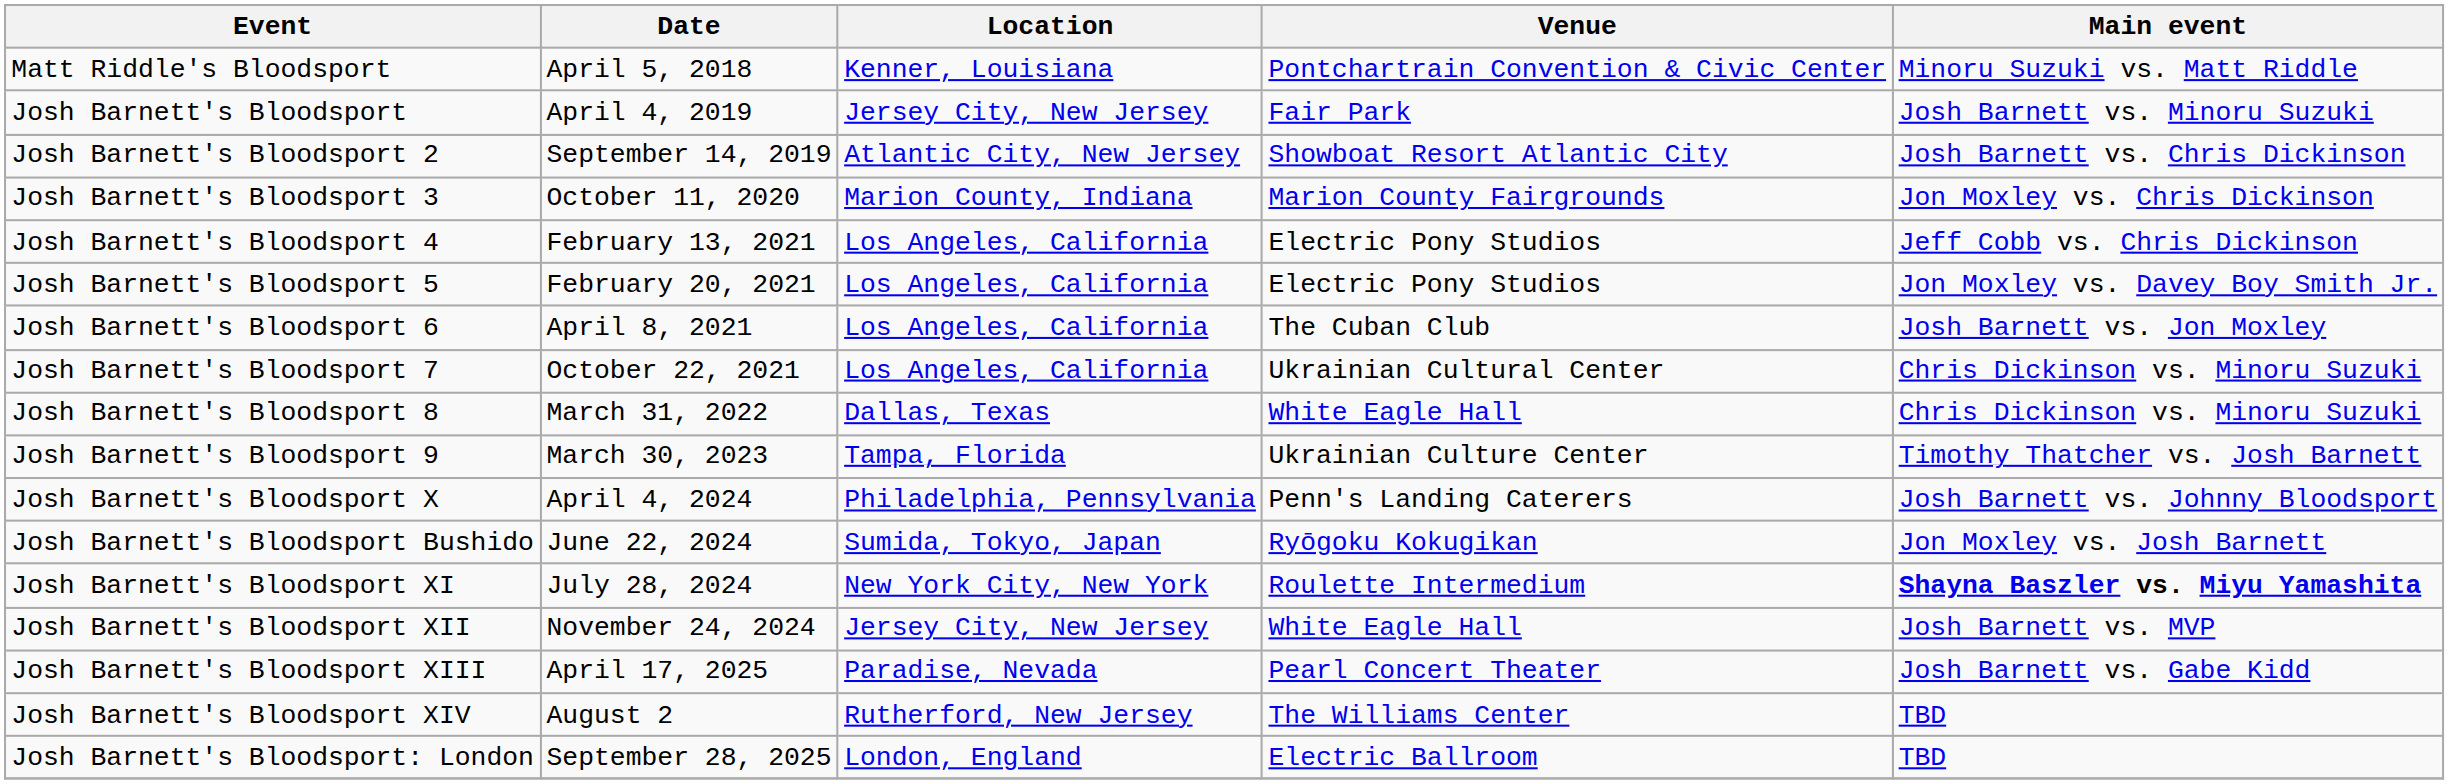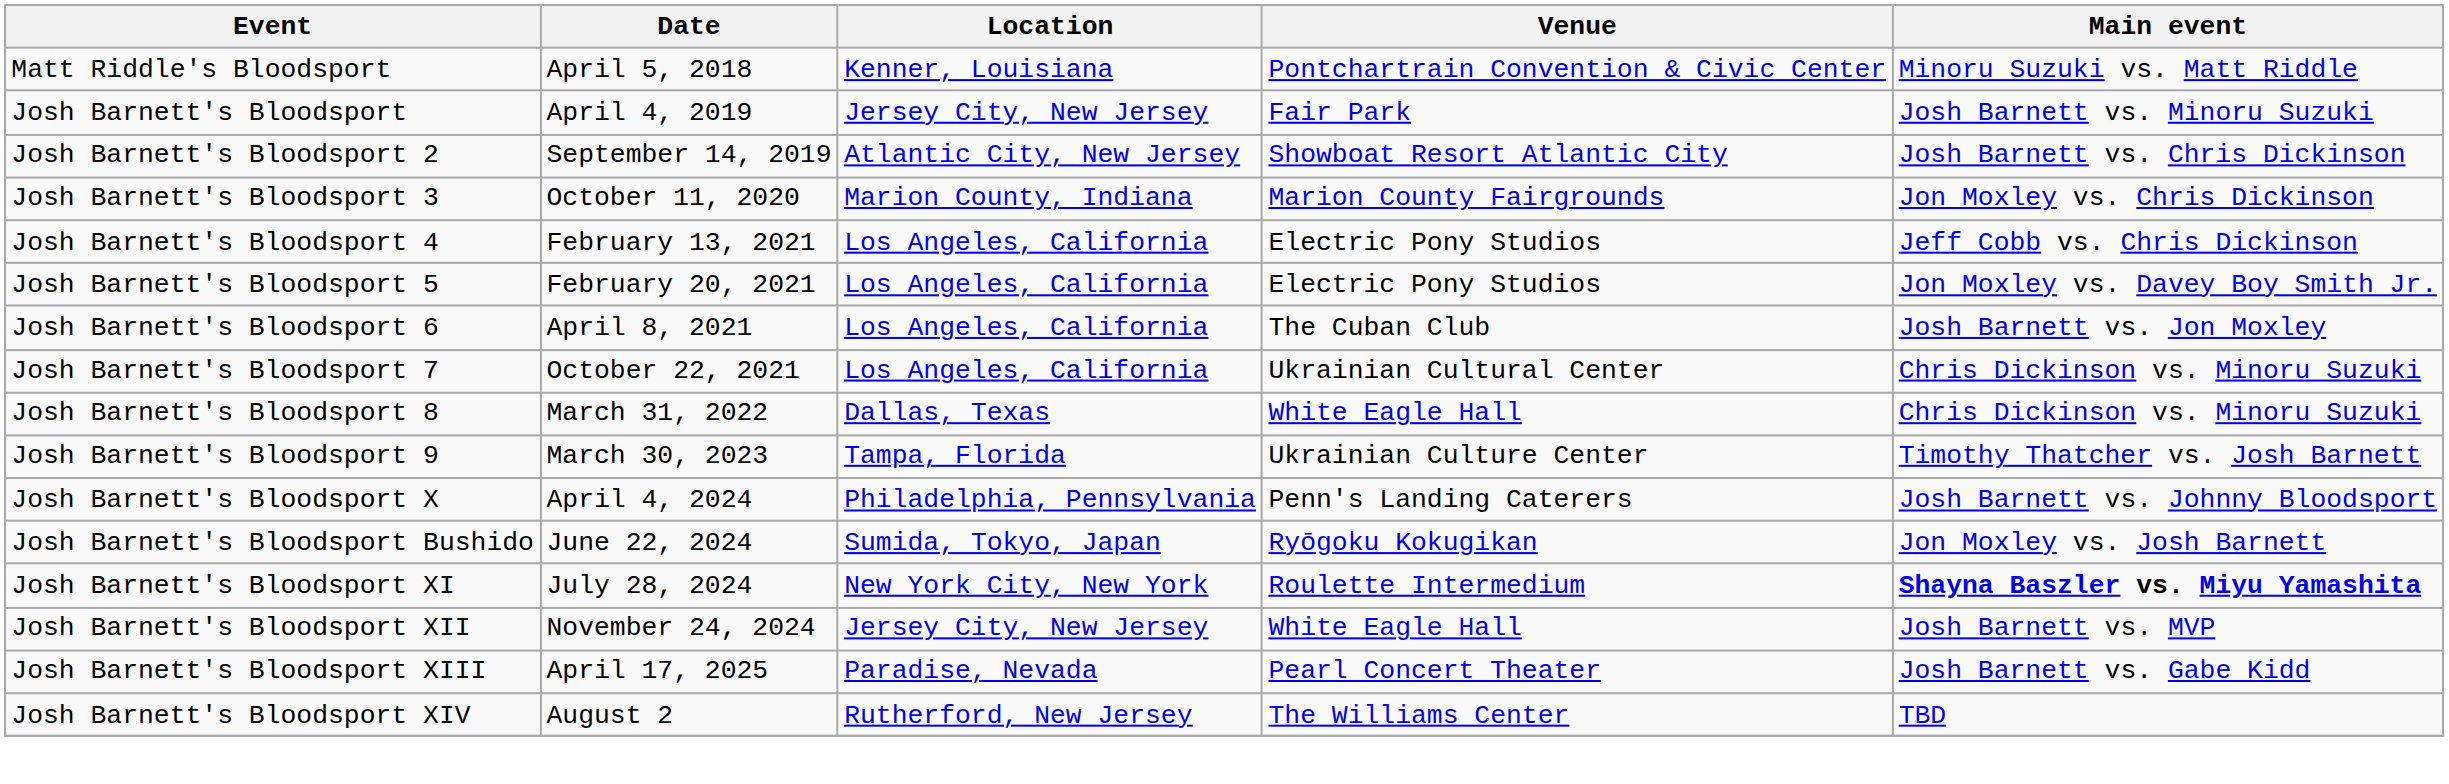- row: (273, 758)
